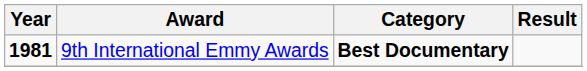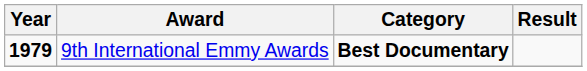(31, 50) 1981 -> (31, 50) 1979
